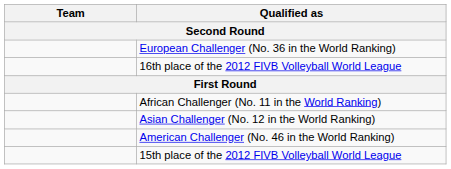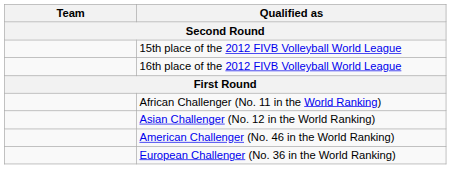rows swapped: (270, 155) <-> (268, 48)
